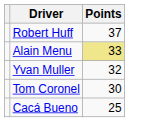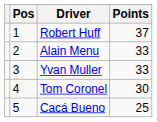+ column: (24, 14)
(115, 51) khaki background -> (142, 51) no background
(115, 70) 32 -> (142, 70) 33
